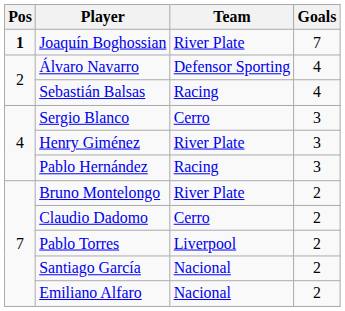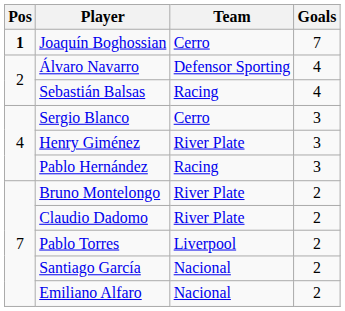(209, 42) River Plate -> (192, 42) Cerro
(192, 218) Cerro -> (209, 218) River Plate
